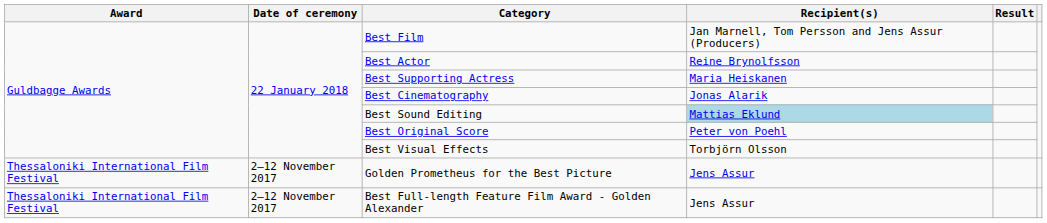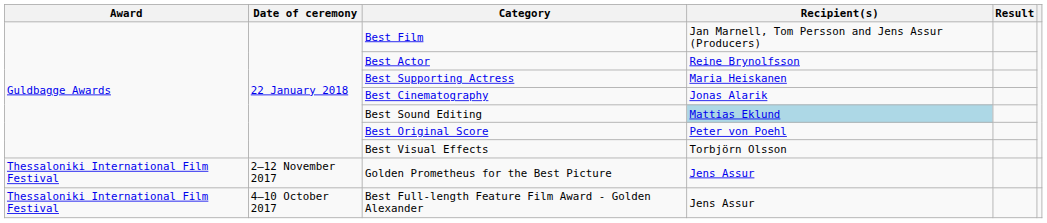(293, 203) 2–12 November 2017 -> (290, 203) 4–10 October 2017
